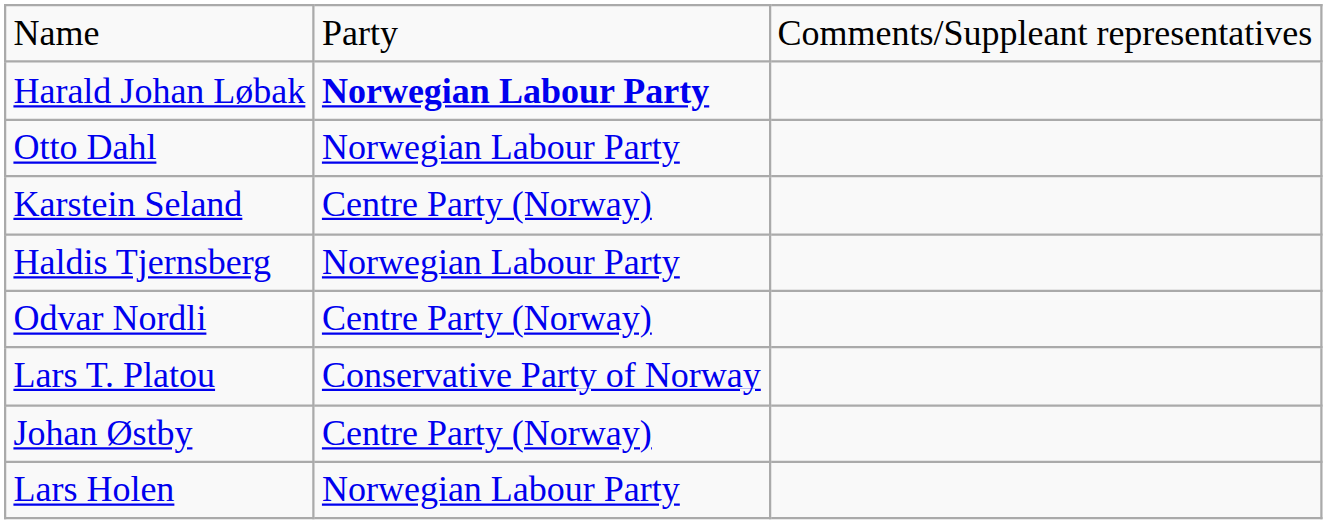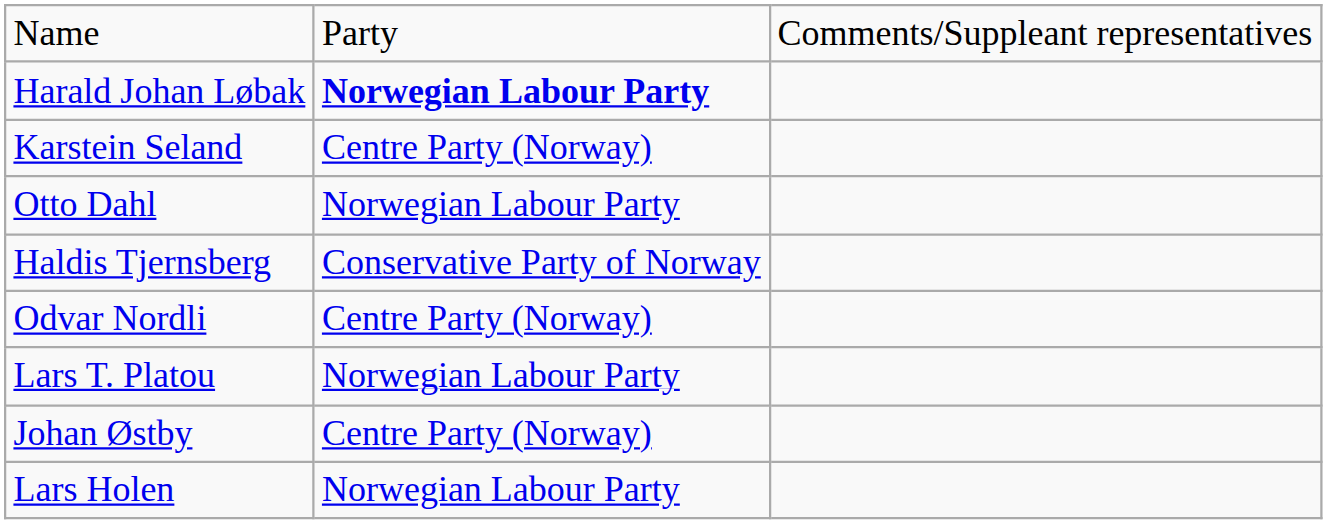rows swapped: (85, 147) <-> (128, 204)
(501, 261) Norwegian Labour Party -> (541, 261) Conservative Party of Norway
(541, 375) Conservative Party of Norway -> (501, 375) Norwegian Labour Party
